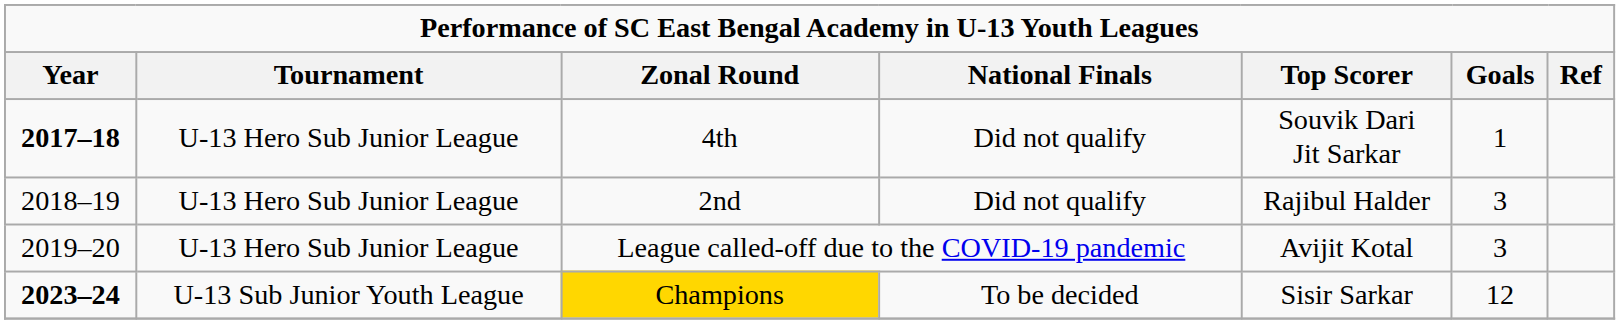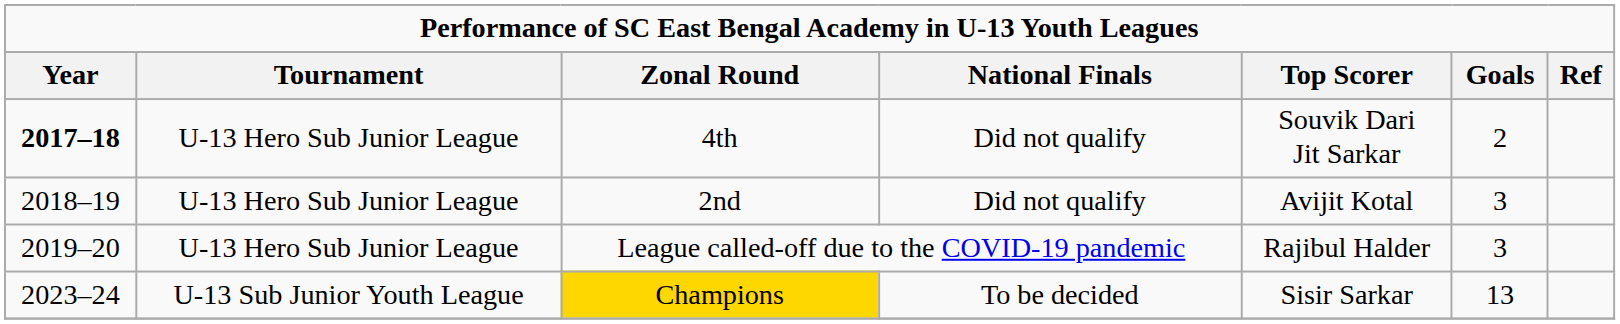(1500, 137) 1 -> (1500, 137) 2
(1347, 201) Rajibul Halder -> (1347, 201) Avijit Kotal
(1347, 247) Avijit Kotal -> (1347, 247) Rajibul Halder
(70, 294) bold -> (70, 294) normal
(1500, 294) 12 -> (1500, 294) 13
